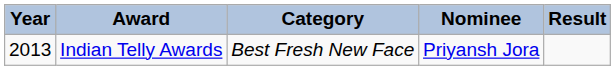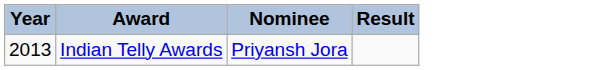- column: (323, 19)
